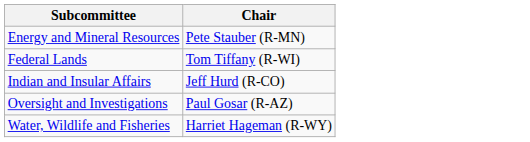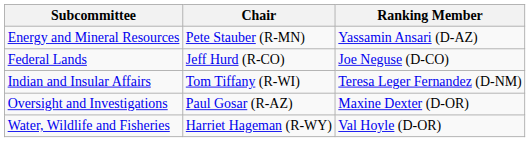+ column: (430, 15)
(243, 59) Tom Tiffany (R-WI) -> (235, 59) Jeff Hurd (R-CO)
(235, 81) Jeff Hurd (R-CO) -> (243, 81) Tom Tiffany (R-WI)
